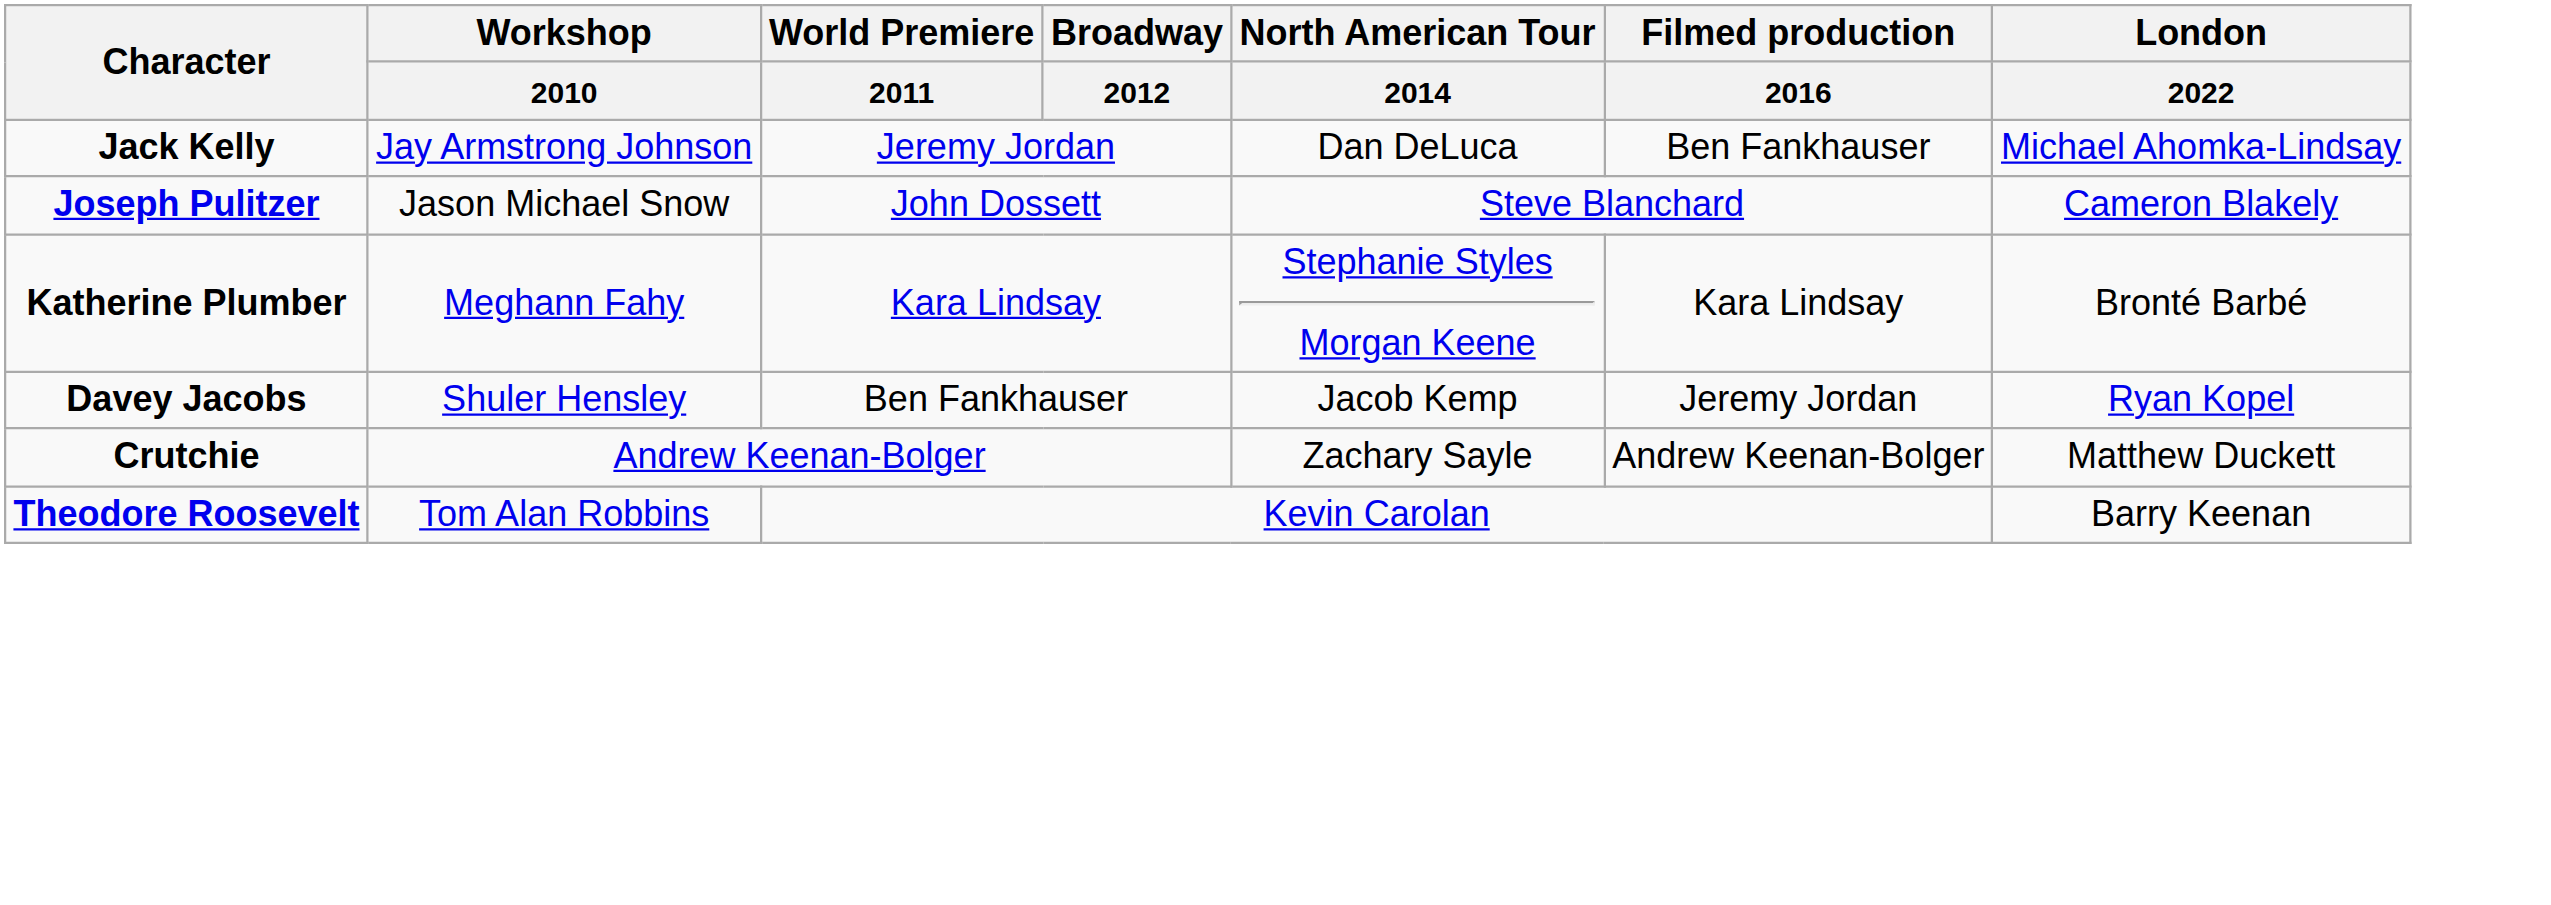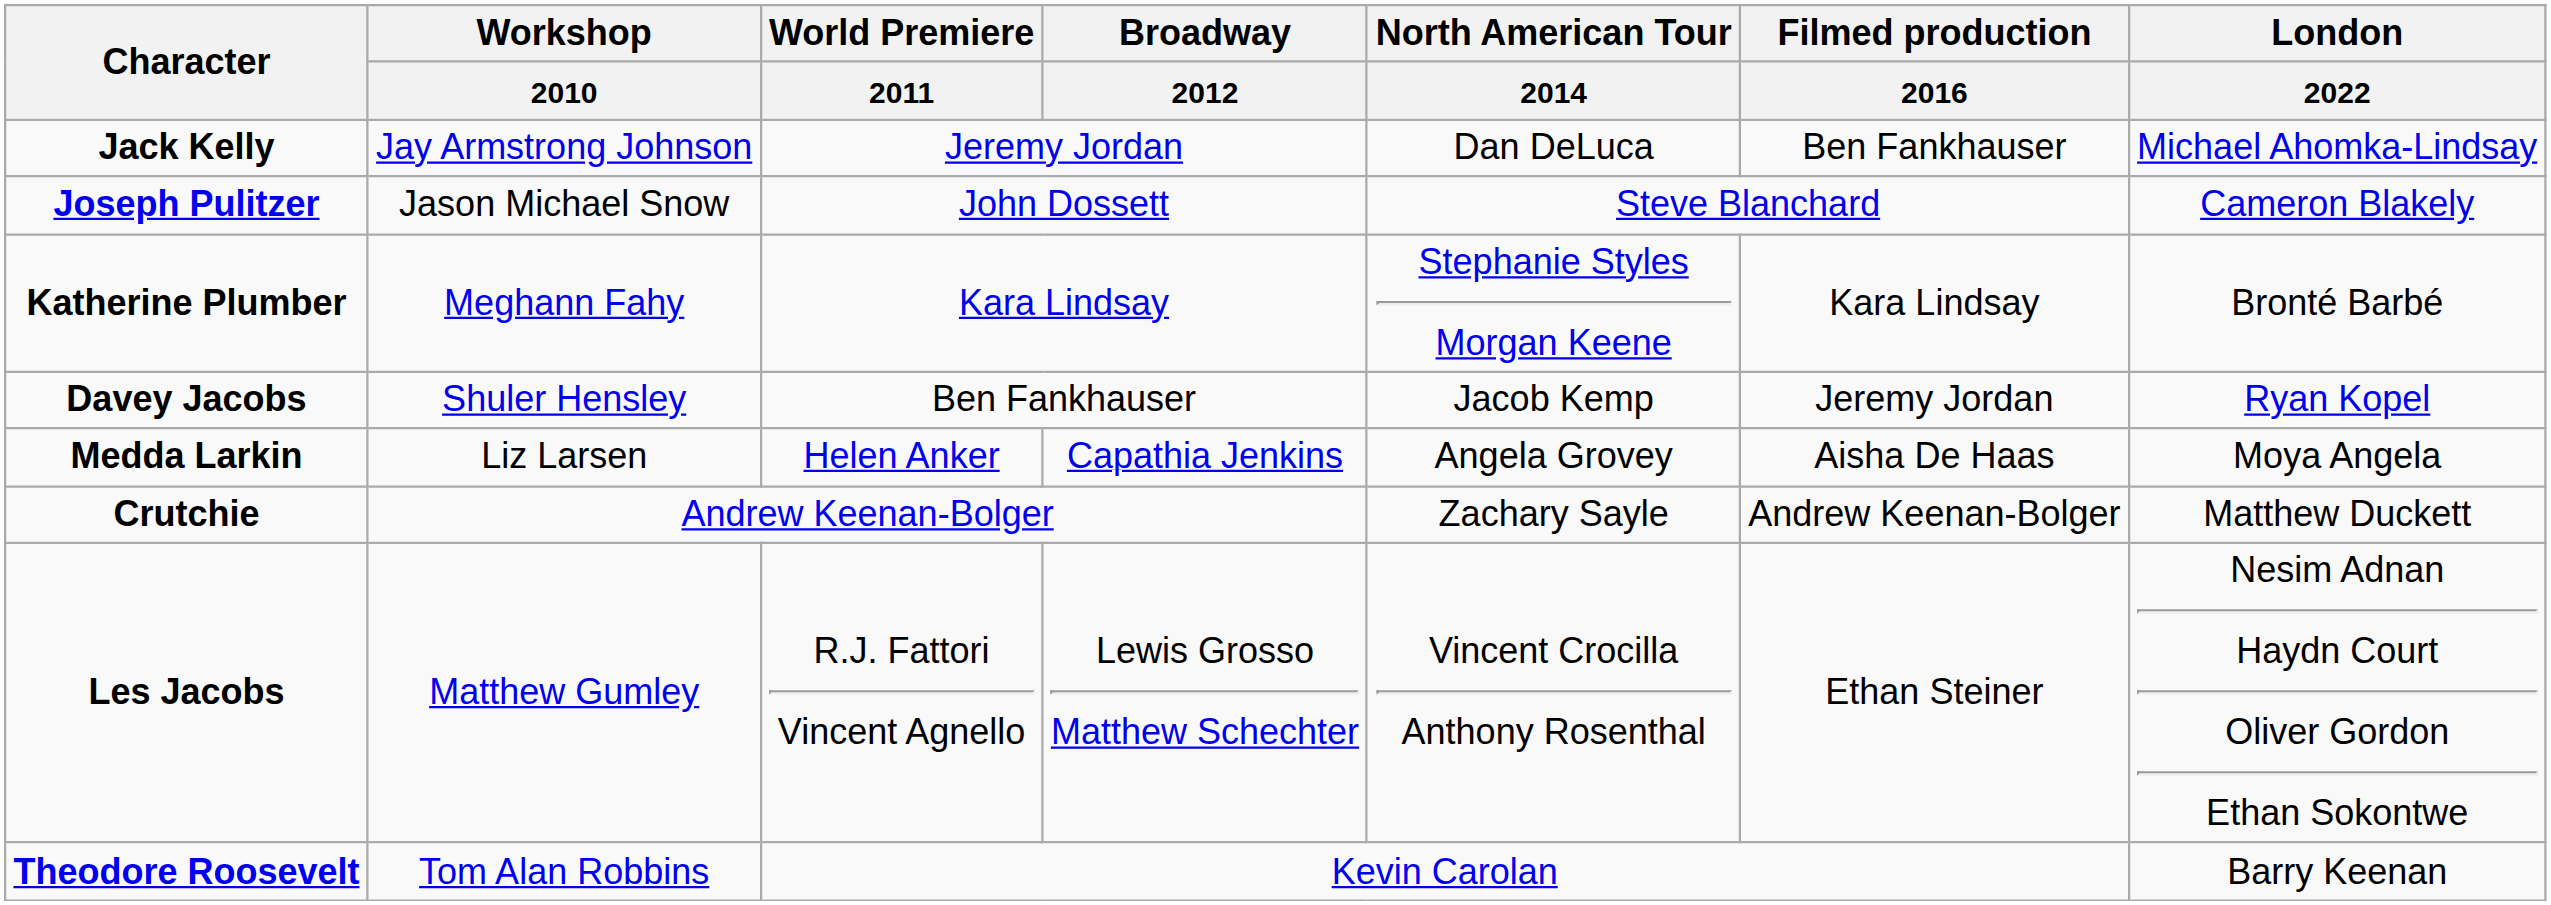+ row: (186, 456)
+ row: (186, 692)
